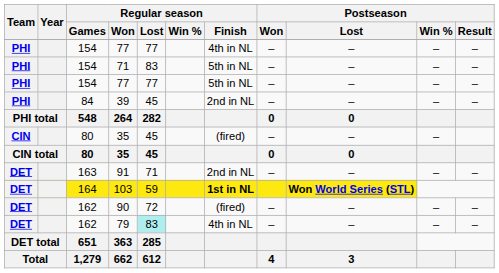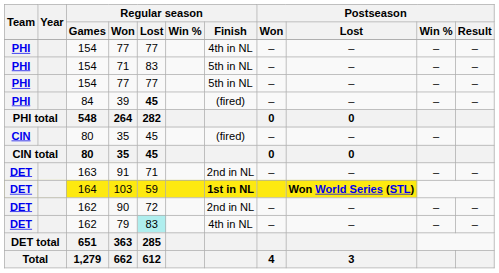(152, 101) normal -> (152, 101) bold
(231, 101) 2nd in NL -> (231, 101) (fired)
(231, 207) (fired) -> (231, 207) 2nd in NL
